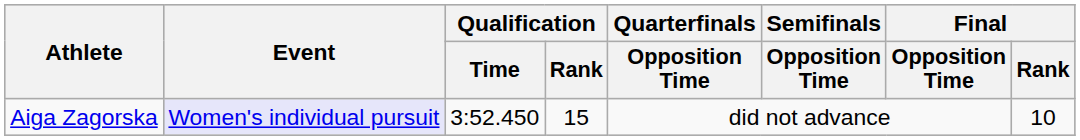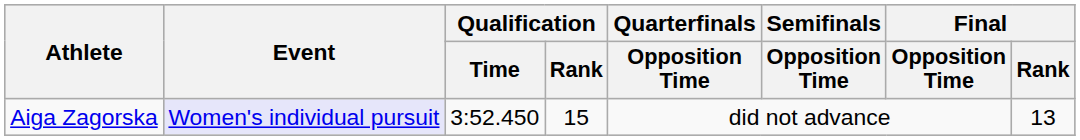(1043, 117) 10 -> (1043, 117) 13
